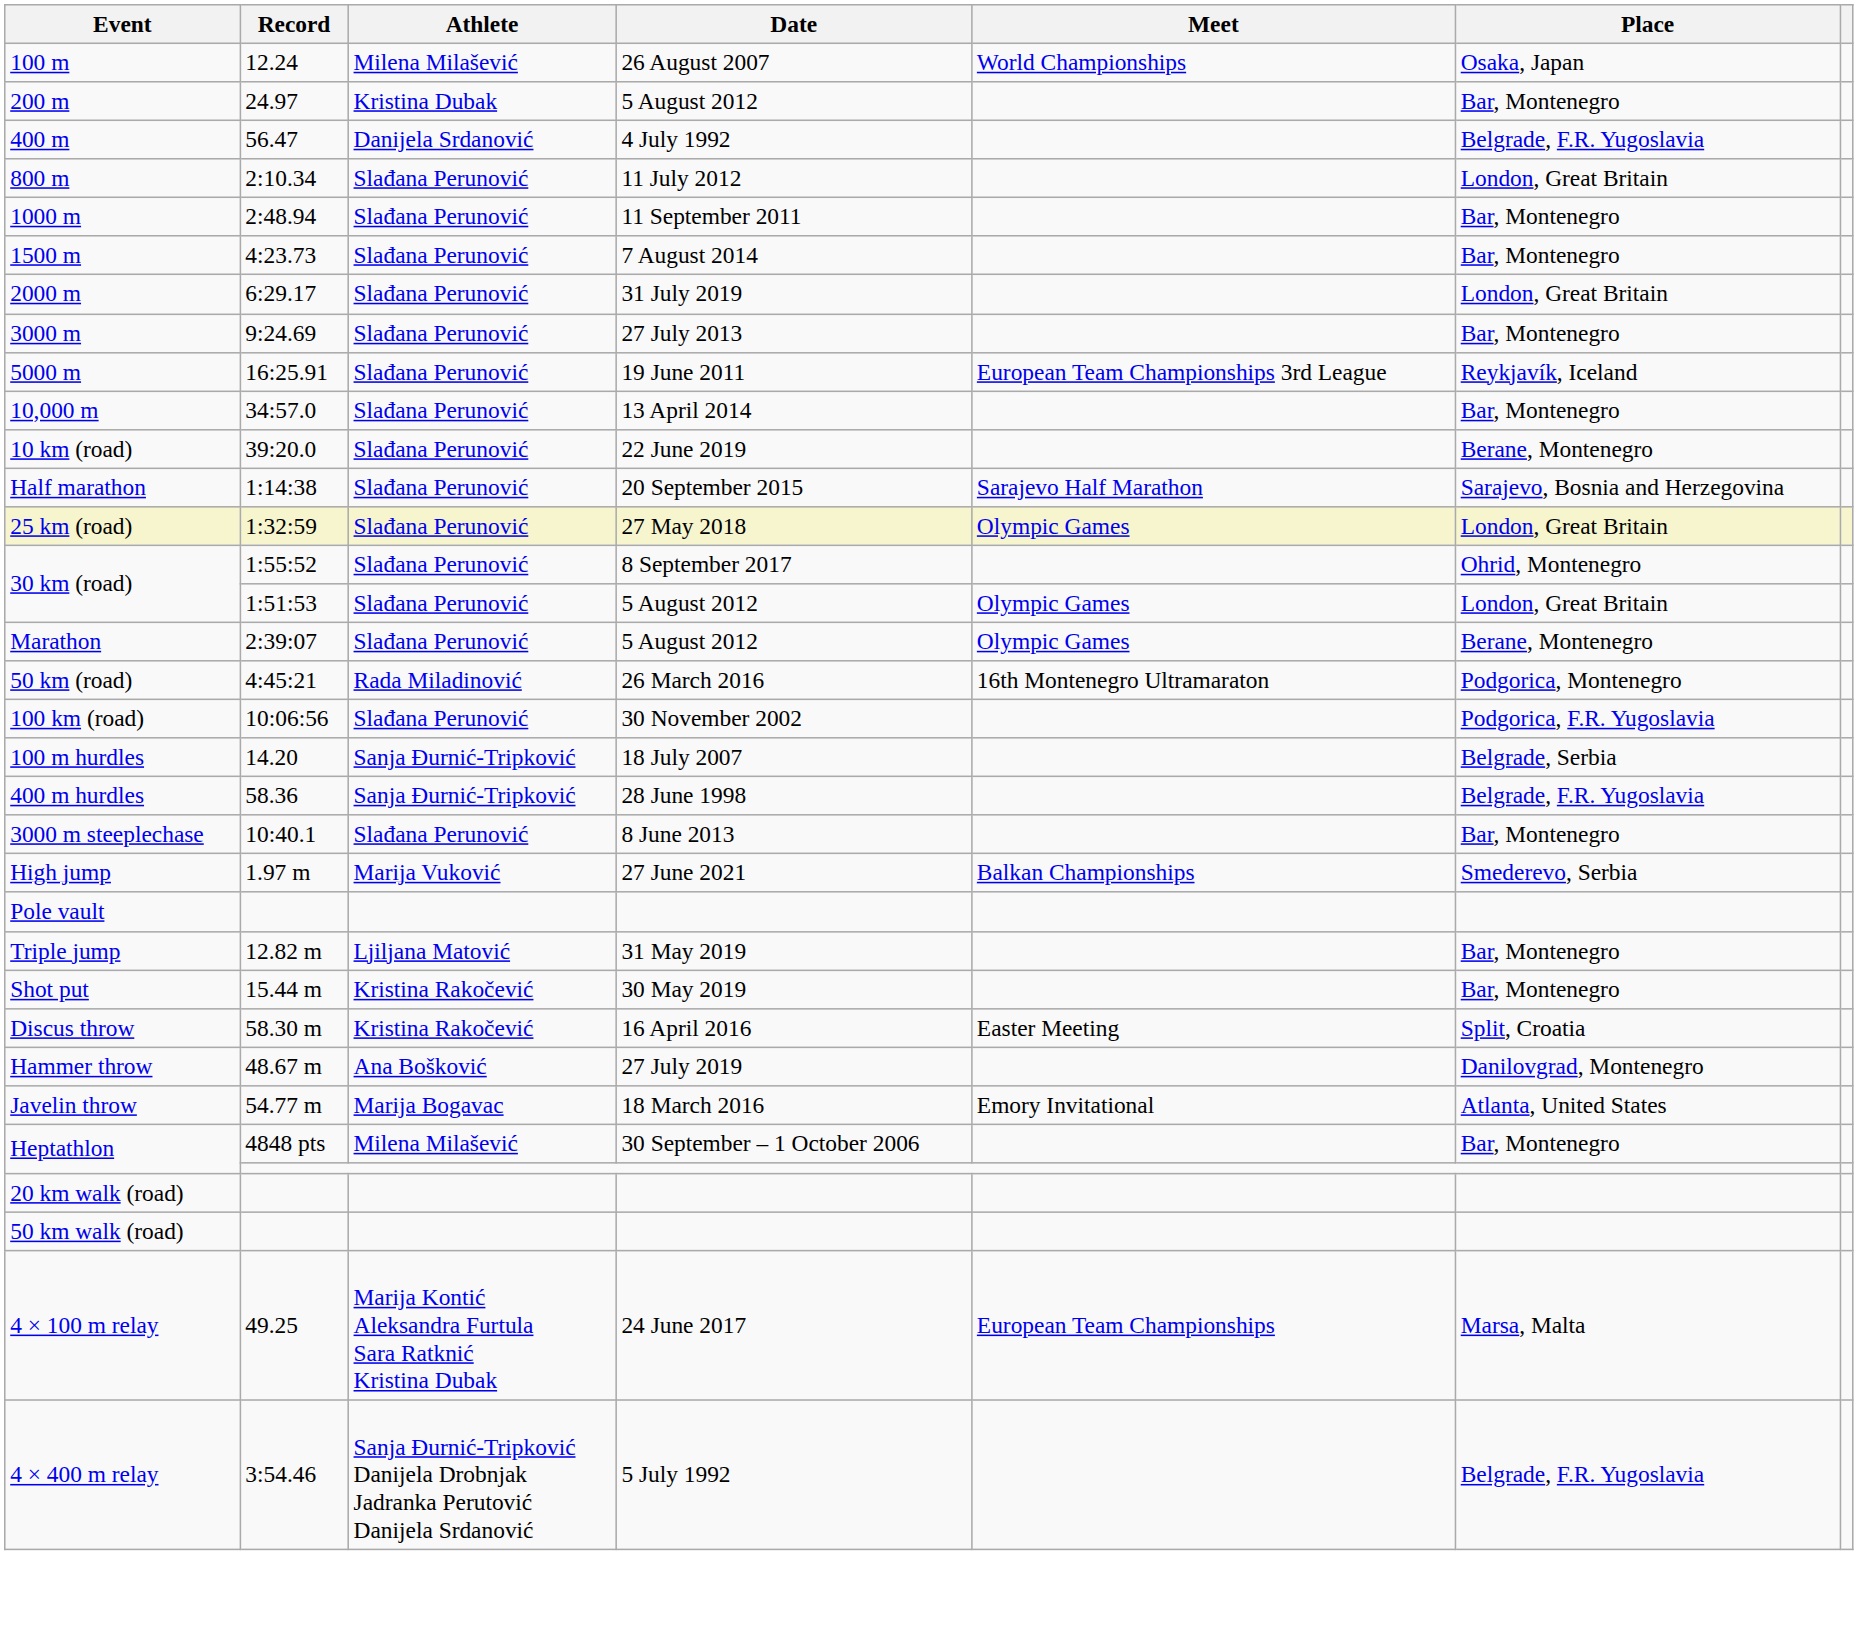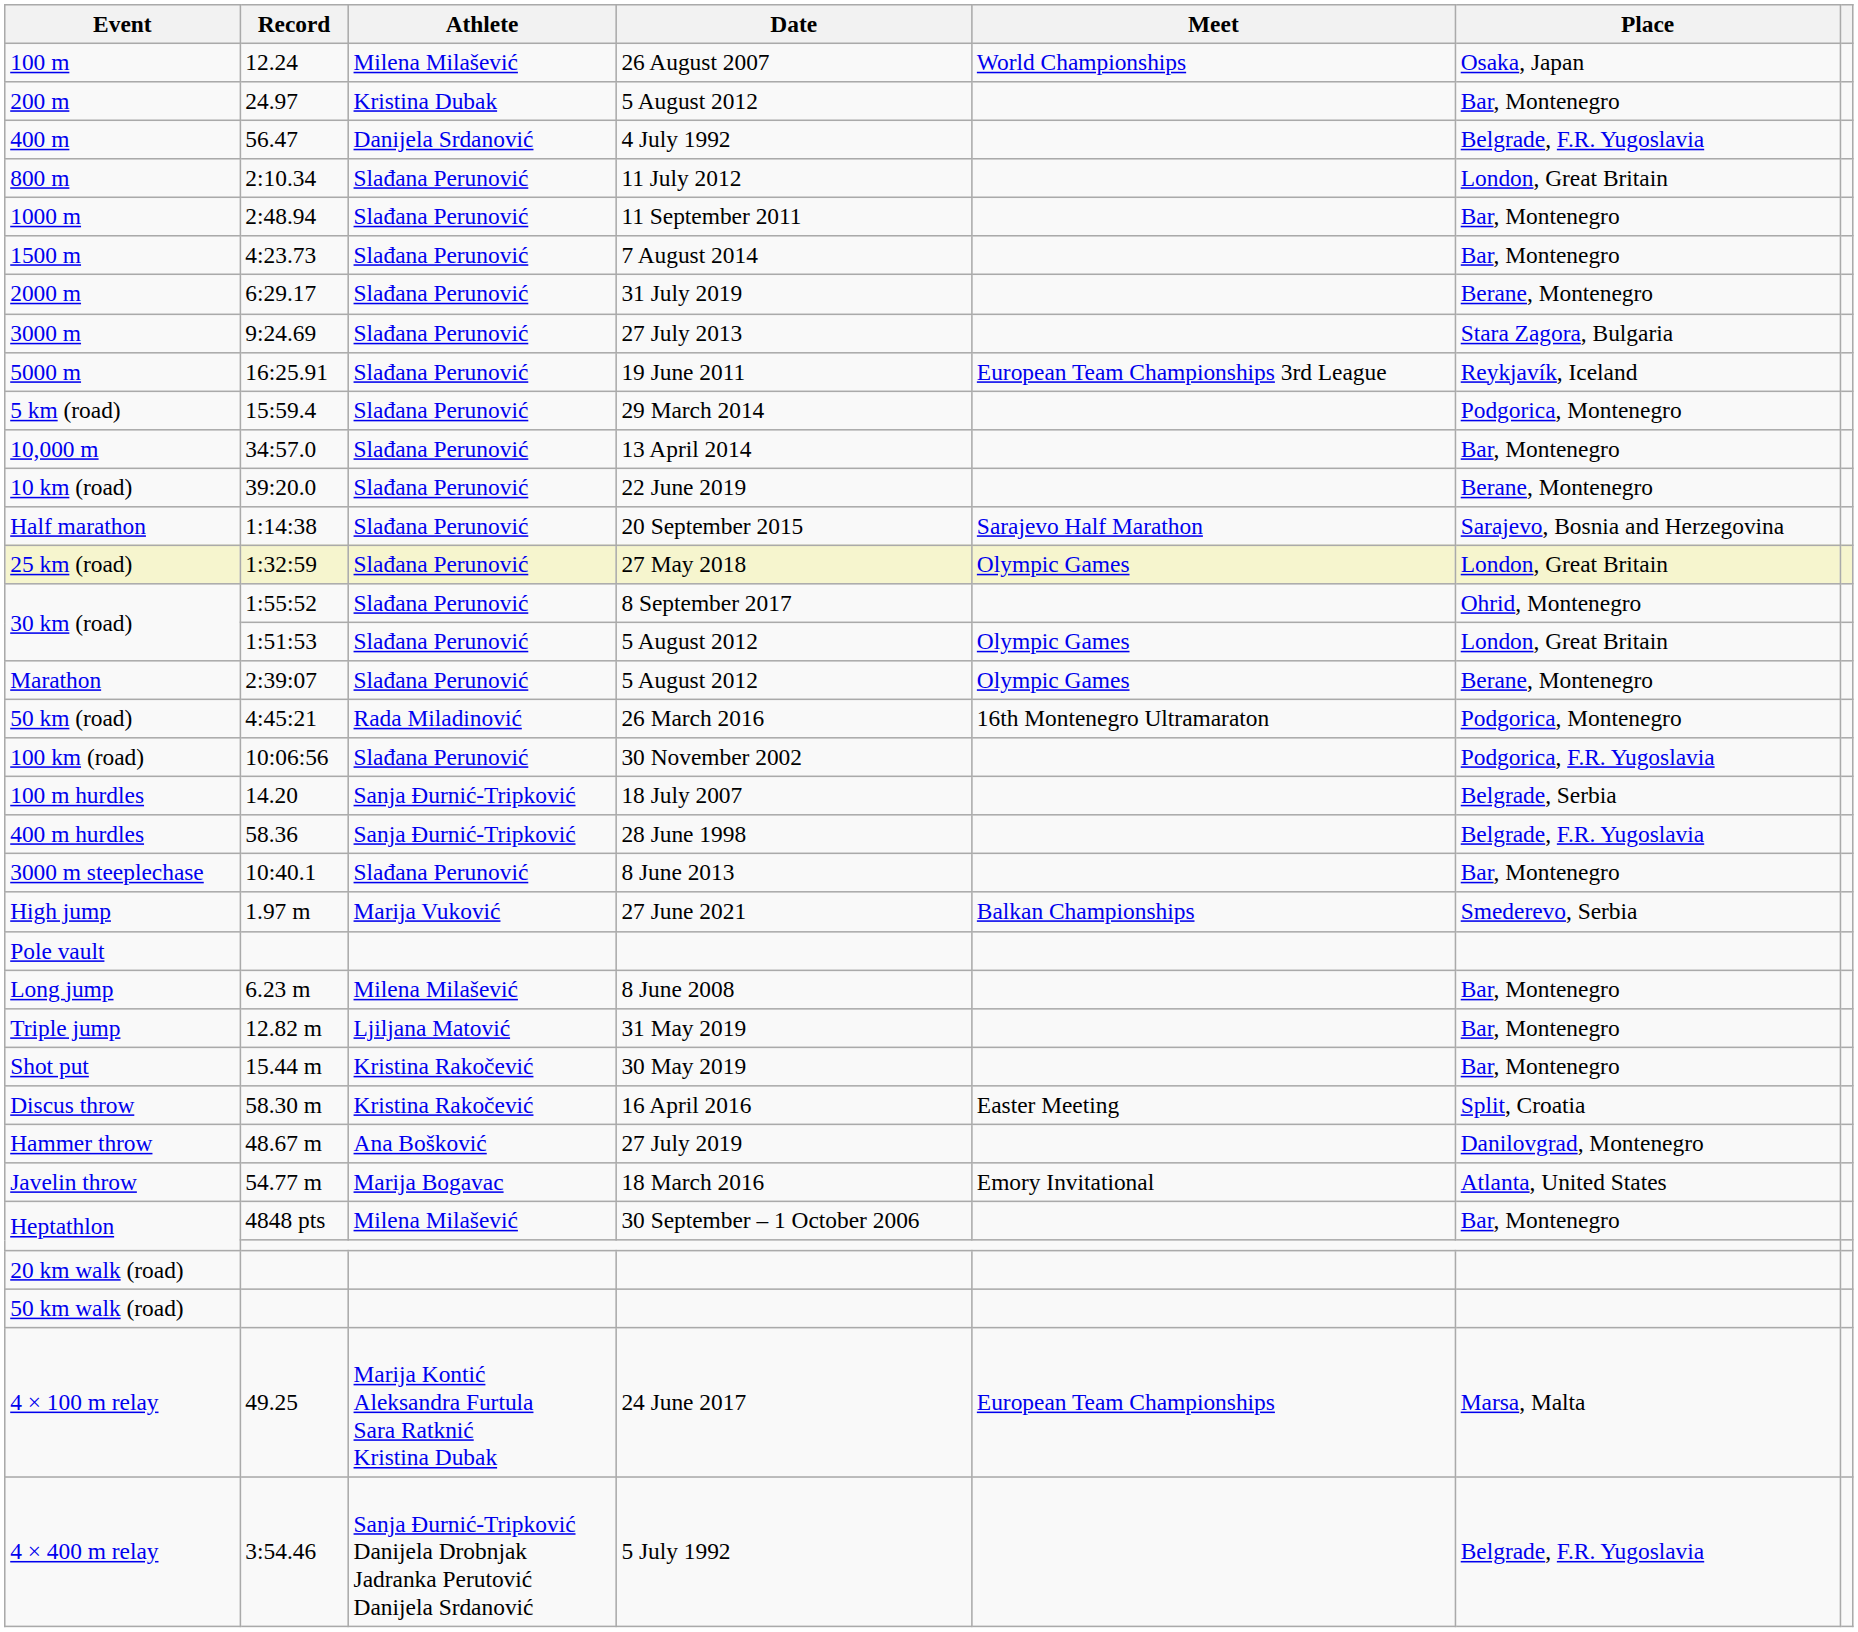(1564, 294) London, Great Britain -> (1557, 294) Berane, Montenegro
(1540, 332) Bar, Montenegro -> (1567, 332) Stara Zagora, Bulgaria
+ row: (65, 409)
+ row: (62, 988)
